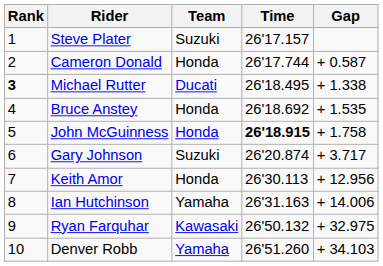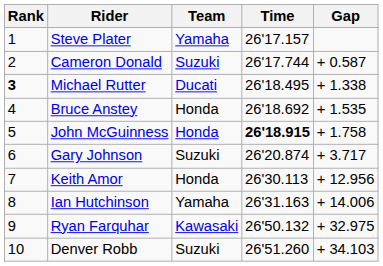(197, 39) Suzuki -> (202, 39) Yamaha
(197, 62) Honda -> (197, 62) Suzuki
(202, 249) Yamaha -> (197, 249) Suzuki
